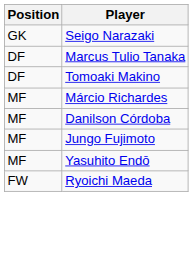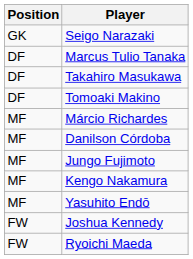+ row: (123, 77)
+ row: (116, 181)
+ row: (114, 222)
